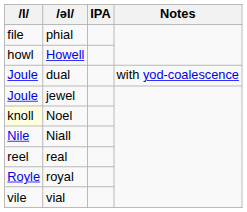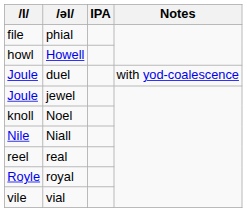- row: (58, 75)
+ row: (58, 75)
(21, 116) lightyellow background -> (21, 116) no background
